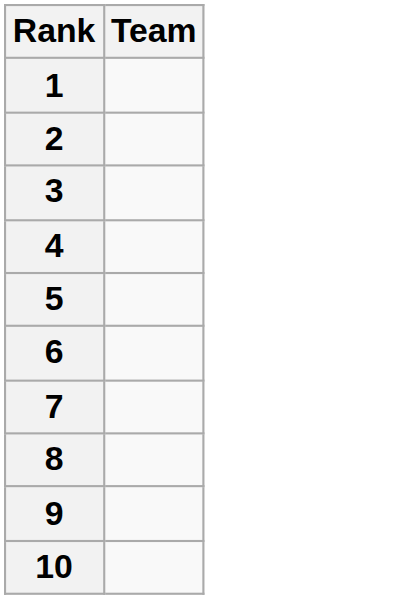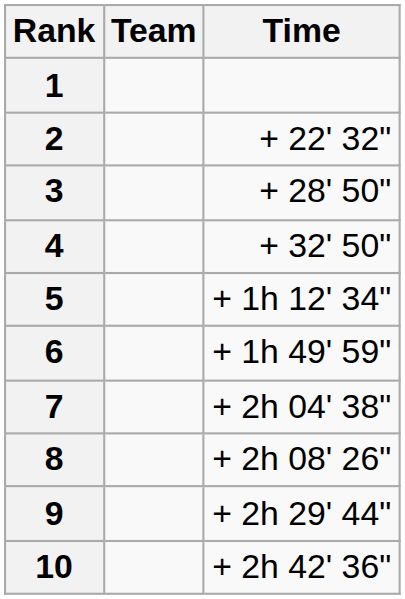+ column: (302, 31)
